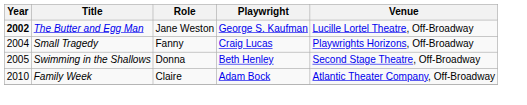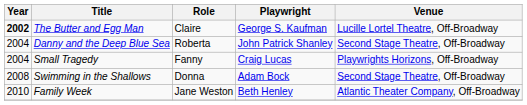(185, 28) Jane Weston -> (188, 28) Claire
+ row: (102, 44)
(18, 60) 2005 -> (18, 76) 2008
(246, 60) Beth Henley -> (264, 76) Adam Bock
(169, 76) Claire -> (204, 92) Jane Weston
(245, 76) Adam Bock -> (265, 92) Beth Henley
